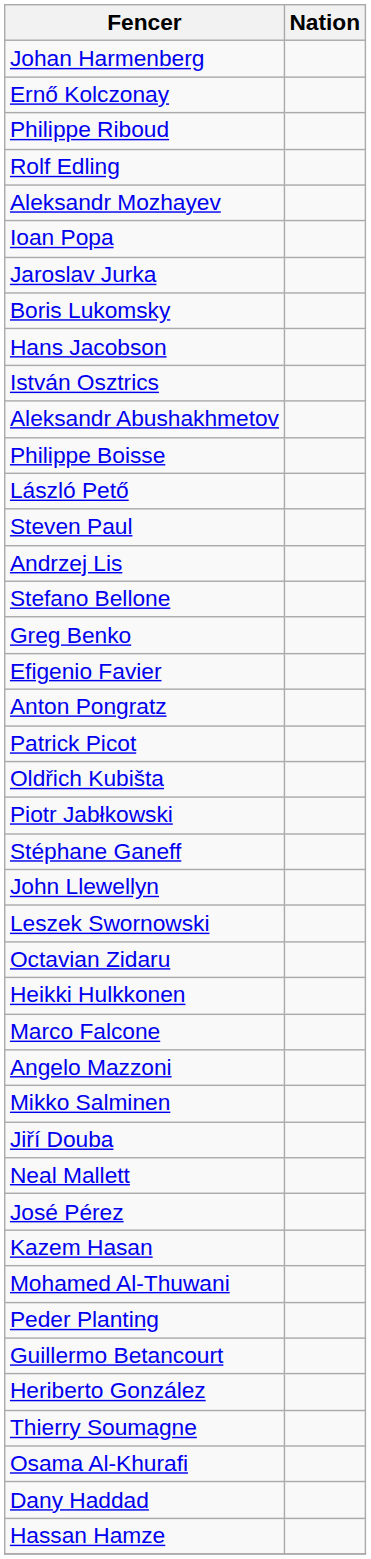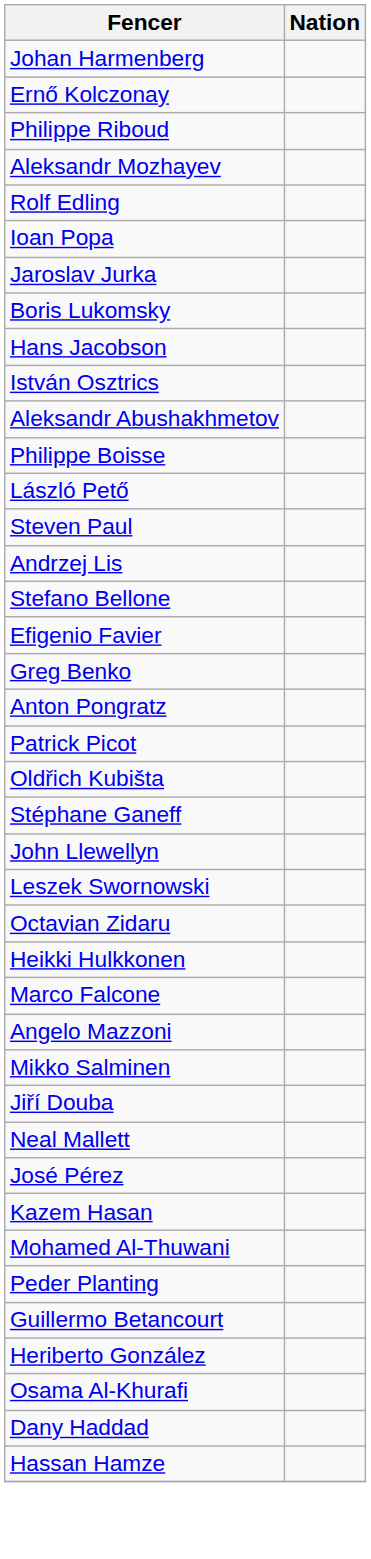rows swapped: (65, 166) <-> (115, 202)
rows swapped: (71, 635) <-> (86, 671)
- row: (91, 815)
- row: (103, 1427)
